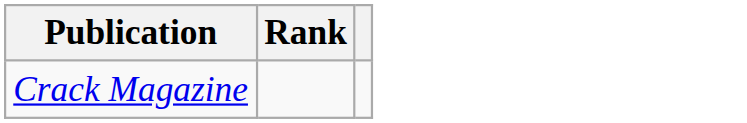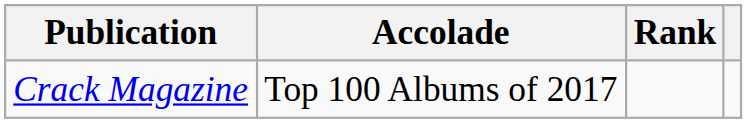+ column: (441, 32)
